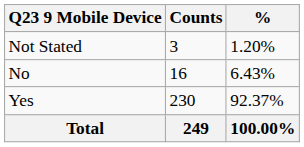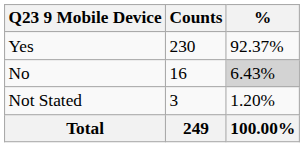rows swapped: (21, 100) <-> (45, 45)
(253, 73) no background -> (253, 73) lightgrey background
